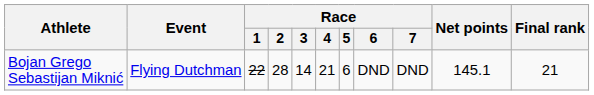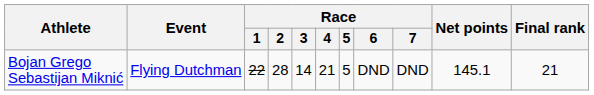(346, 70) 6 -> (346, 70) 5
